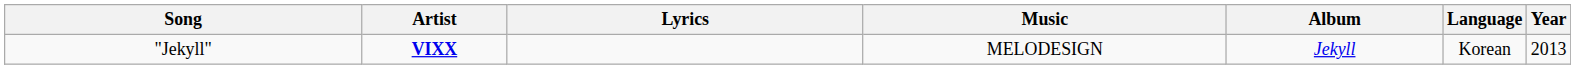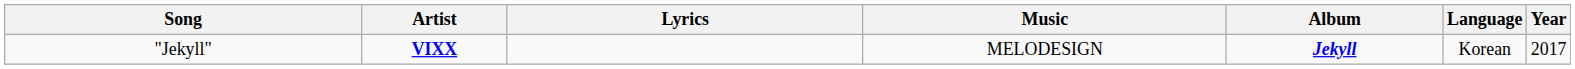(1335, 48) normal -> (1335, 48) bold
(1549, 48) 2013 -> (1549, 48) 2017
